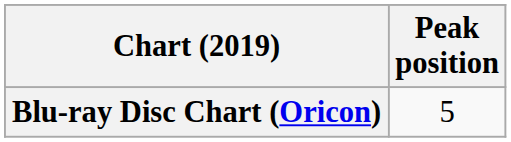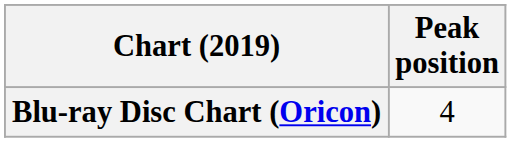(447, 111) 5 -> (447, 111) 4
